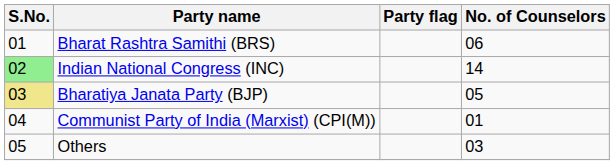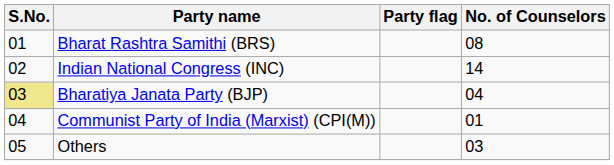(474, 43) 06 -> (474, 43) 08
(17, 69) lightgreen background -> (17, 69) no background
(474, 95) 05 -> (474, 95) 04
